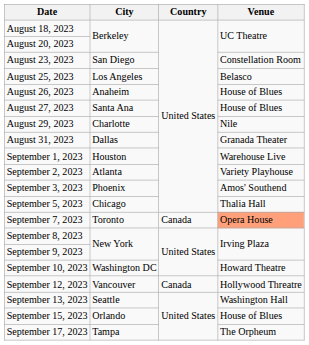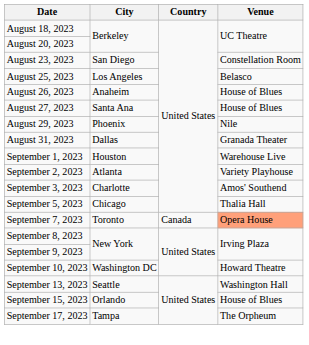(111, 124) Charlotte -> (109, 124) Phoenix
(109, 188) Phoenix -> (111, 188) Charlotte
- row: (47, 284)
